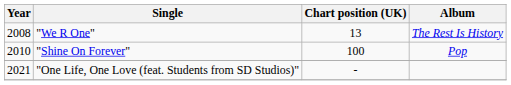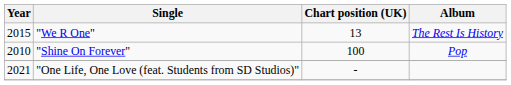(19, 32) 2008 -> (19, 32) 2015
